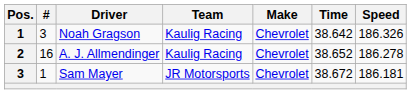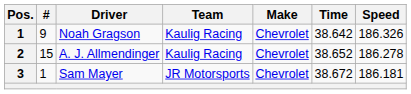(43, 34) 3 -> (43, 34) 9
(46, 54) 16 -> (46, 54) 15
